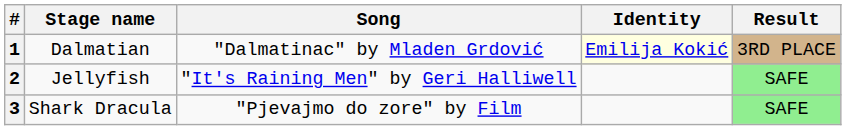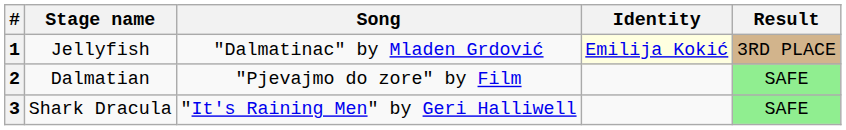(100, 50) Dalmatian -> (100, 50) Jellyfish
(100, 79) Jellyfish -> (100, 79) Dalmatian
(379, 79) "It's Raining Men" by Geri Halliwell -> (379, 79) "Pjevajmo do zore" by Film
(379, 109) "Pjevajmo do zore" by Film -> (379, 109) "It's Raining Men" by Geri Halliwell
